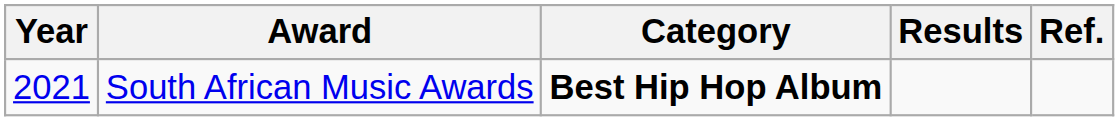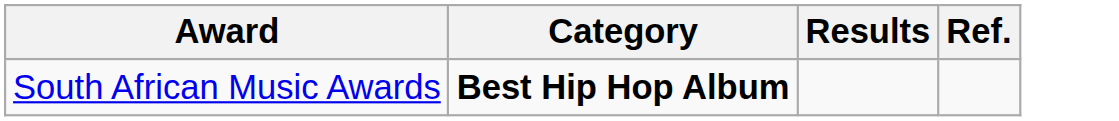- column: (51, 31)
